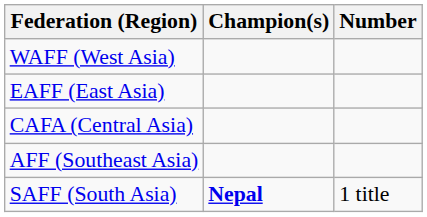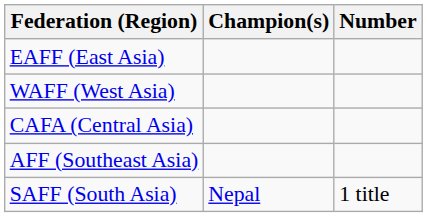rows swapped: (87, 90) <-> (92, 56)
(236, 194) bold -> (234, 194) normal
